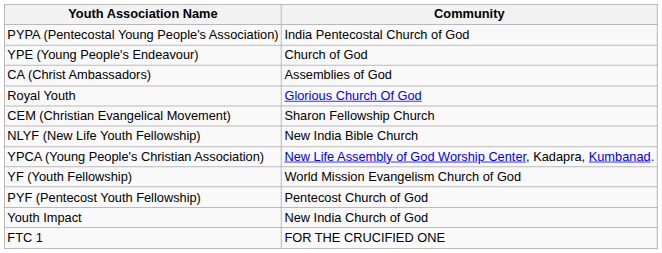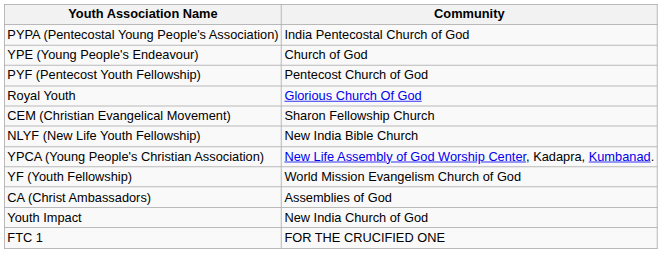rows swapped: (79, 75) <-> (104, 197)
